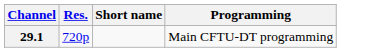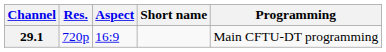+ column: (115, 15)
